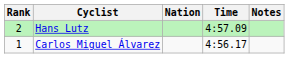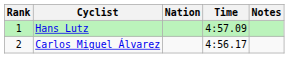(19, 29) 2 -> (19, 29) 1
(19, 45) 1 -> (19, 45) 2
